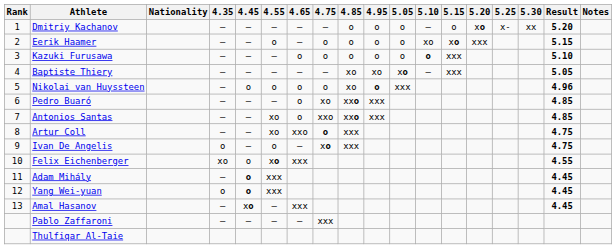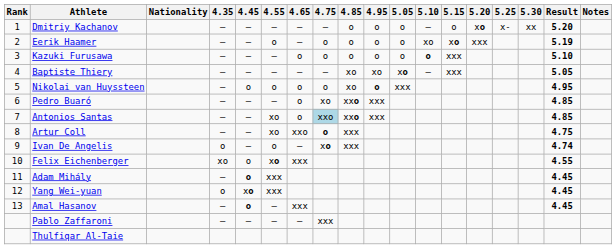(562, 41) 5.15 -> (562, 41) 5.19
(562, 86) 4.96 -> (562, 86) 4.95
(325, 116) no background -> (325, 116) lightblue background
(562, 146) 4.75 -> (562, 146) 4.74
(248, 191) o -> (248, 191) xo
(248, 206) xo -> (248, 206) o
